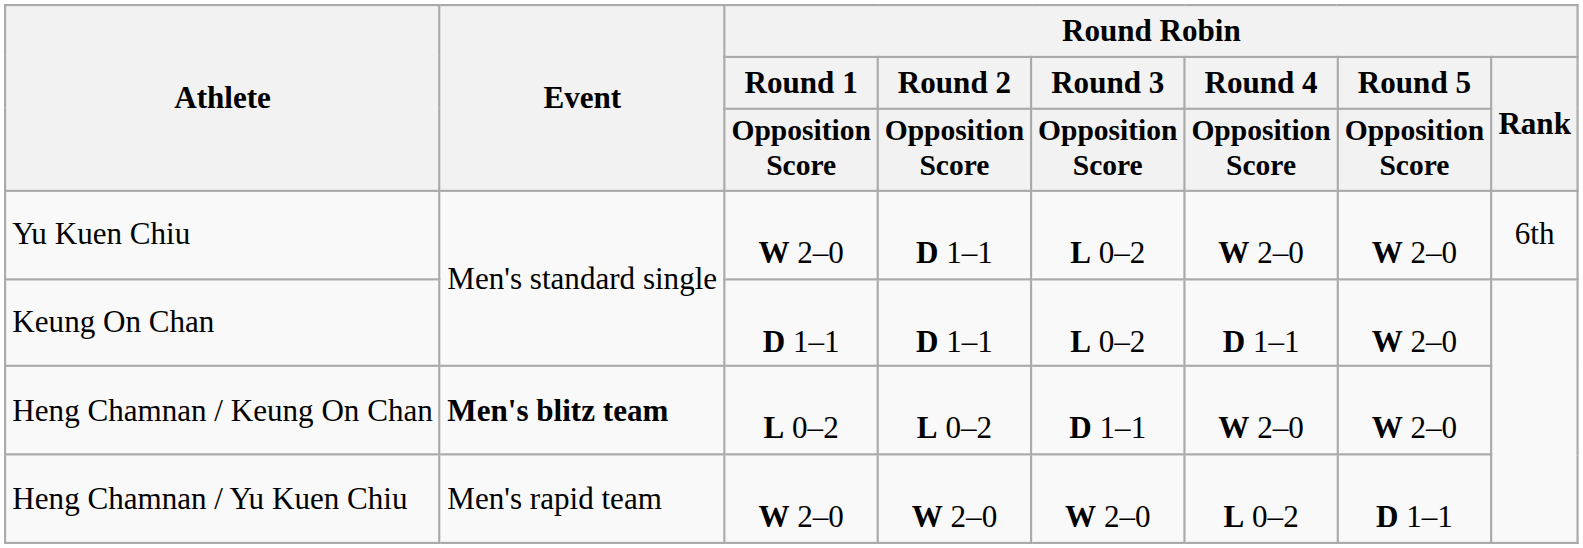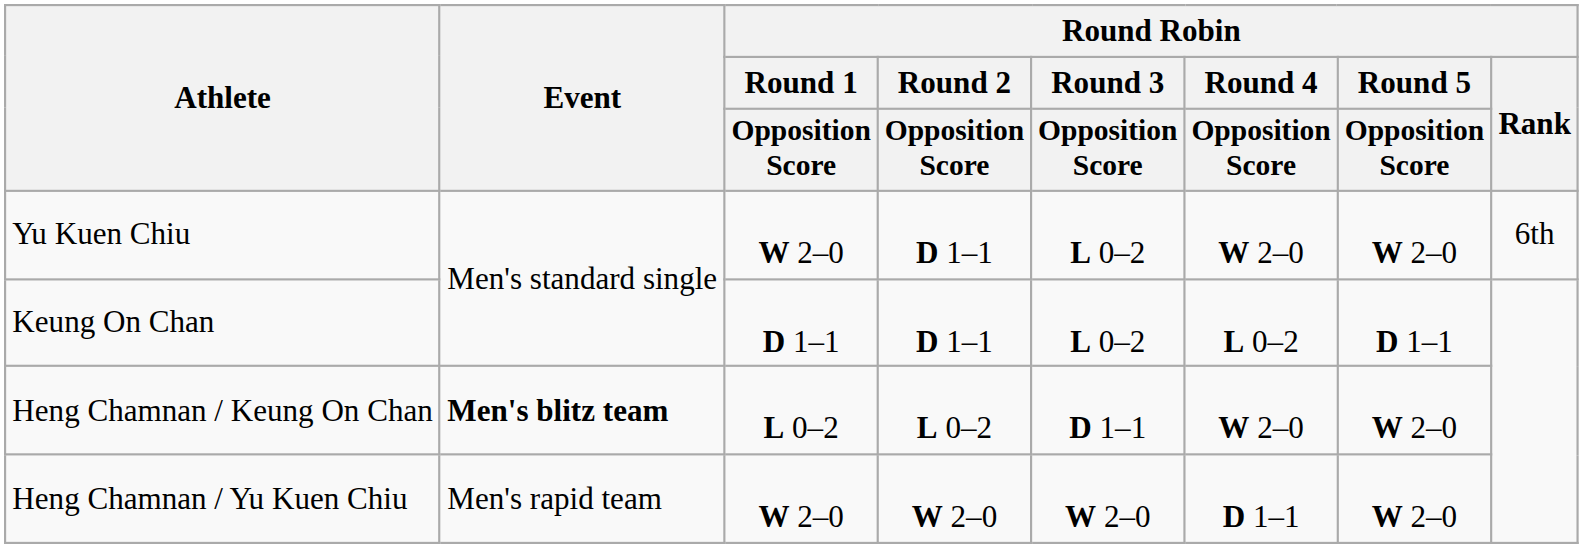(1261, 340) D 1–1 -> (1261, 340) L 0–2
(1414, 340) W 2–0 -> (1414, 340) D 1–1
(1261, 517) L 0–2 -> (1261, 517) D 1–1
(1414, 517) D 1–1 -> (1414, 517) W 2–0
